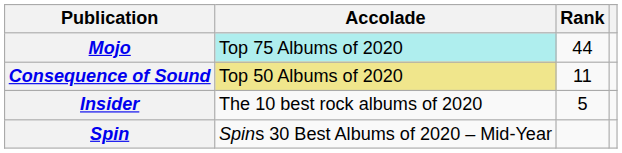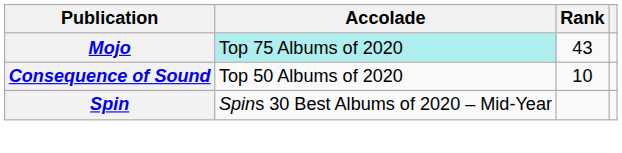(582, 47) 44 -> (582, 47) 43
(311, 76) khaki background -> (311, 76) no background
(582, 76) 11 -> (582, 76) 10
- row: (110, 104)
